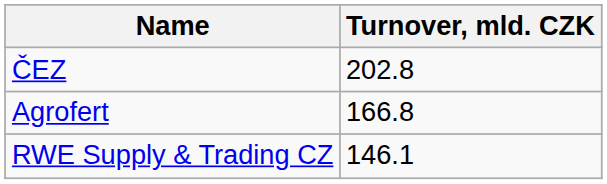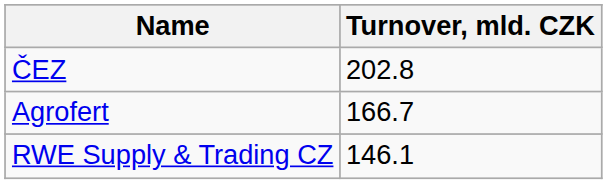(380, 112) 166.8 -> (380, 112) 166.7
